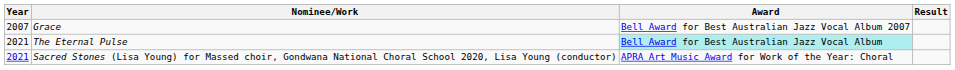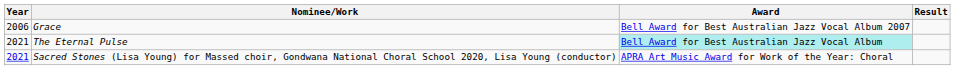(18, 27) 2007 -> (18, 27) 2006
